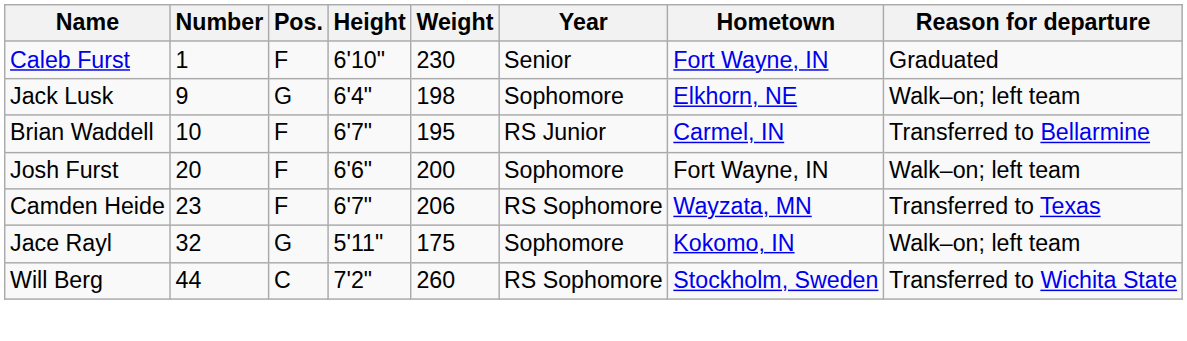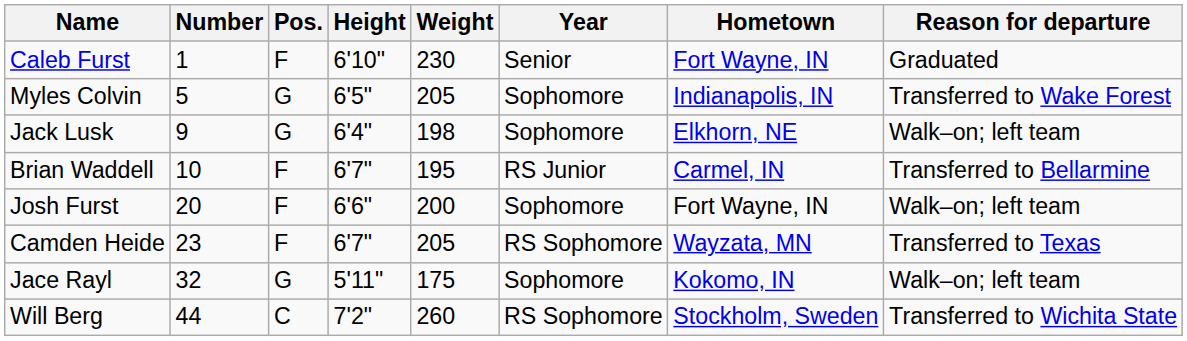+ row: (76, 96)
(436, 206) 206 -> (436, 243) 205
